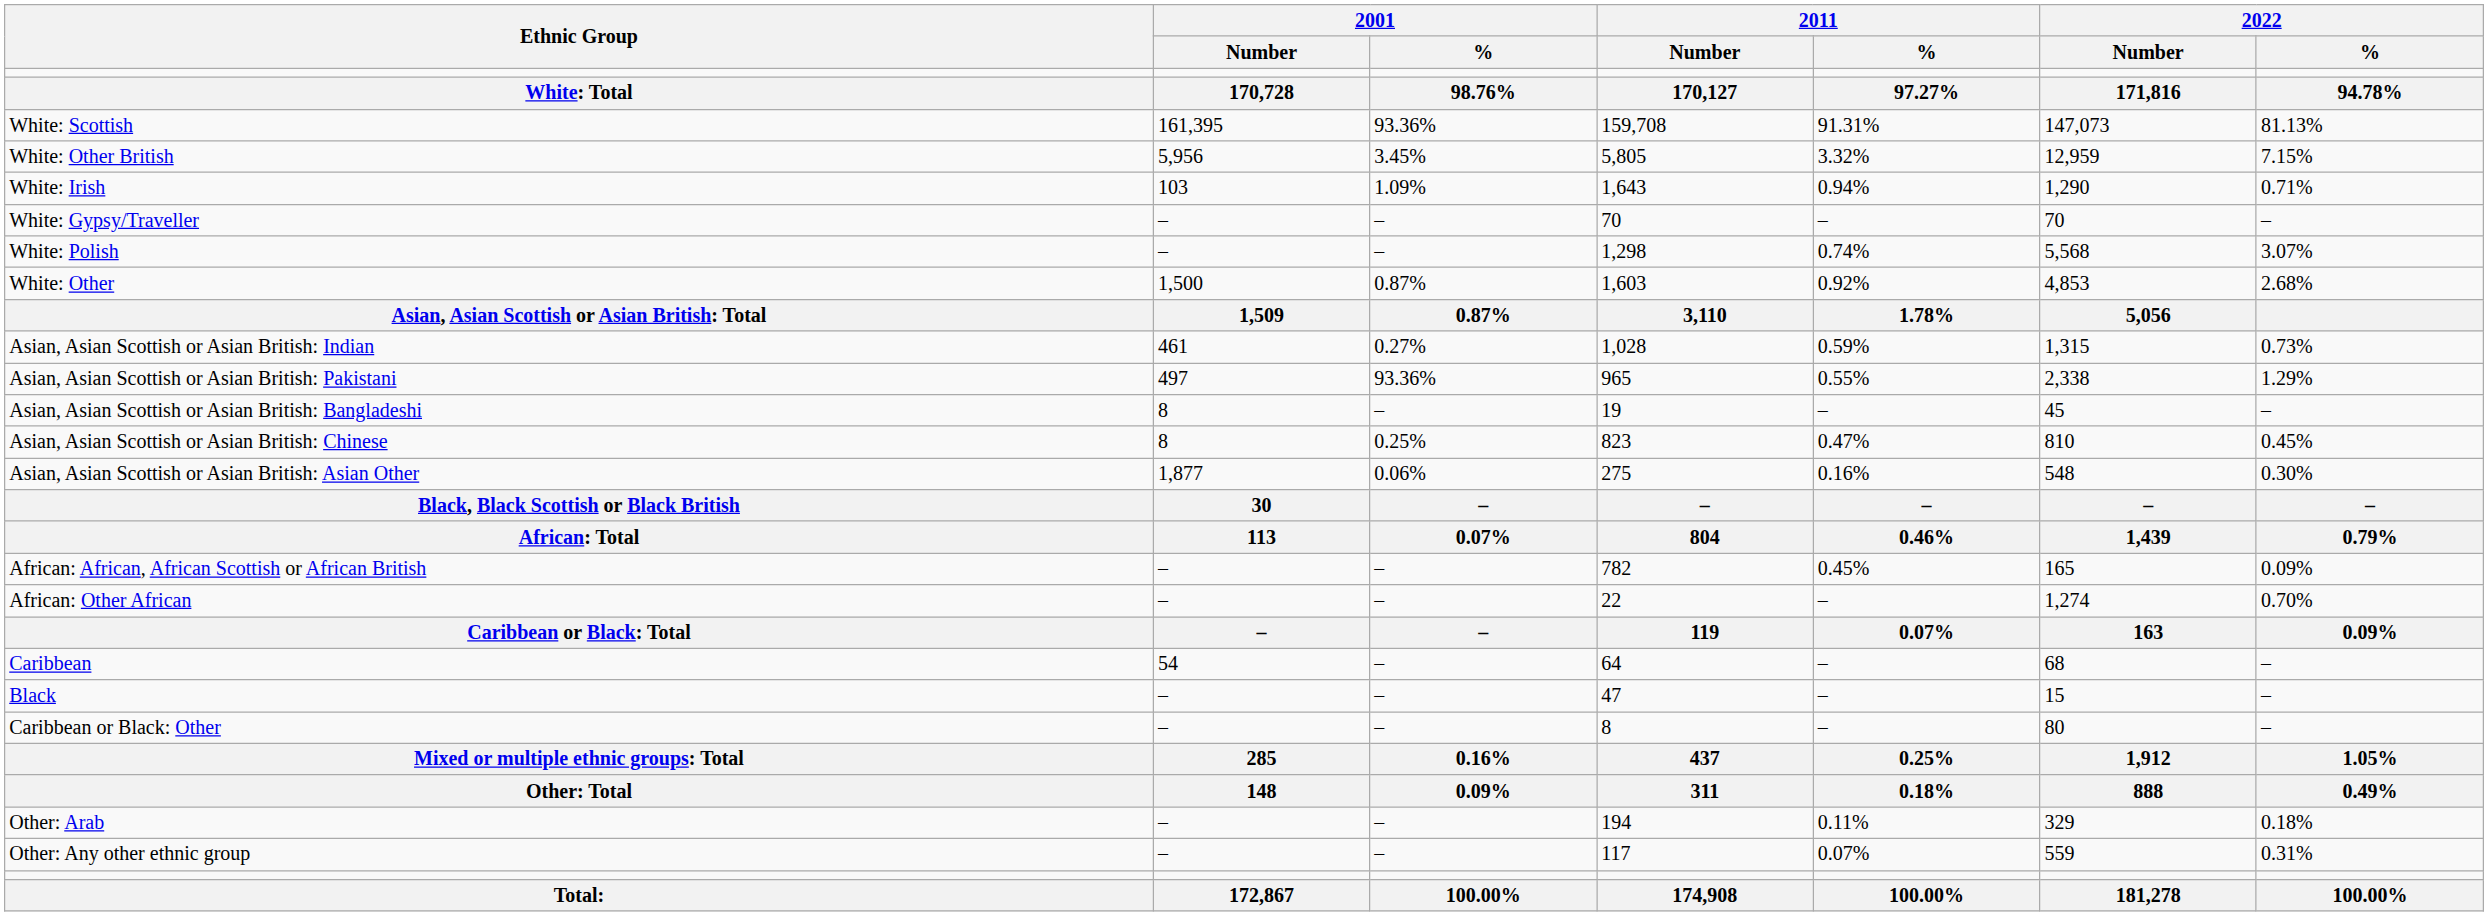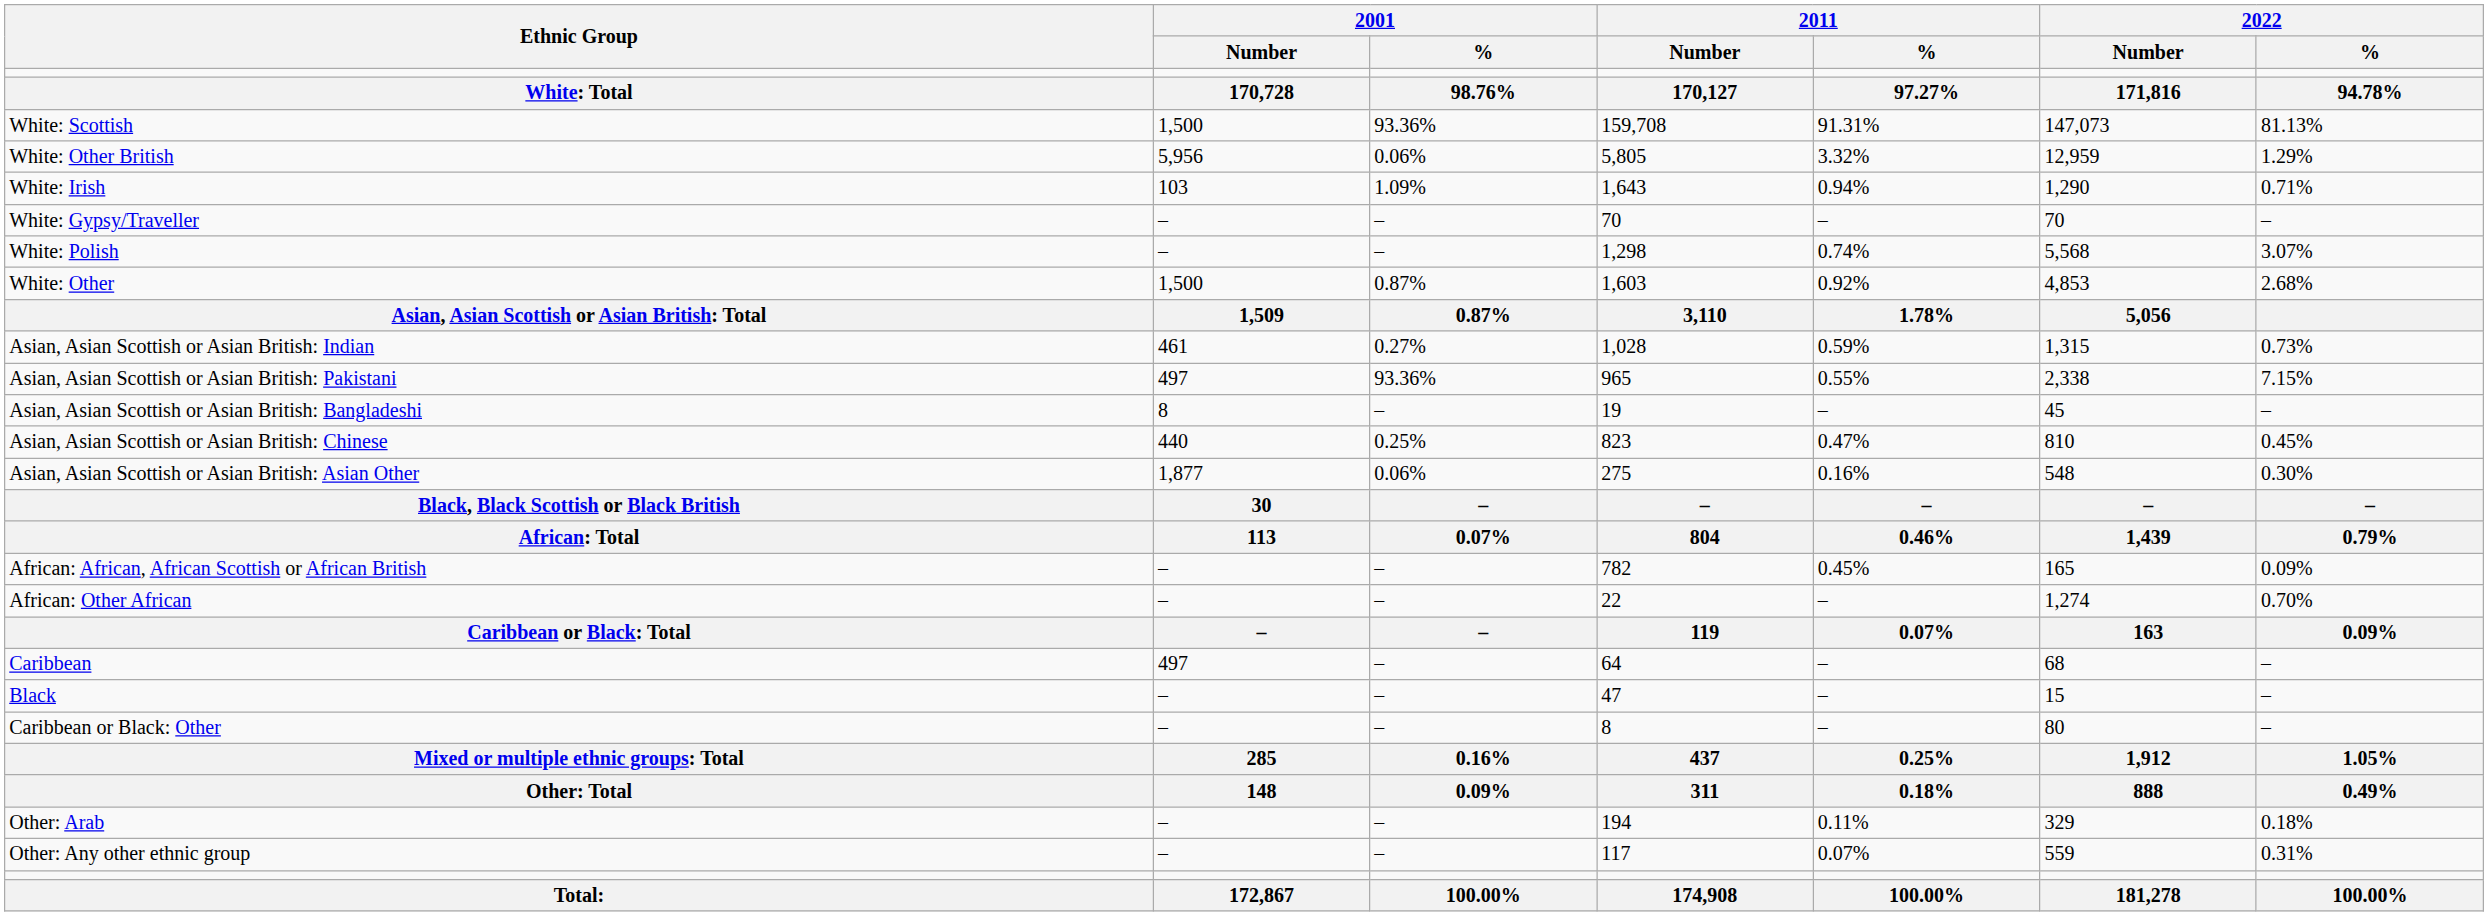(1190, 124) 161,395 -> (1180, 124) 1,500
(1400, 156) 3.45% -> (1400, 156) 0.06%
(2287, 156) 7.15% -> (2287, 156) 1.29%
(2287, 378) 1.29% -> (2287, 378) 7.15%
(1163, 441) 8 -> (1173, 441) 440
(1168, 663) 54 -> (1173, 663) 497
